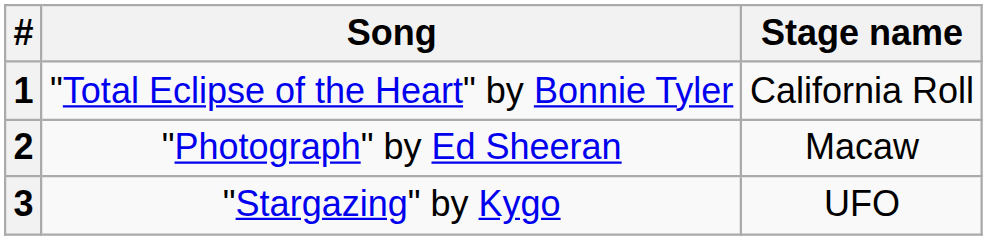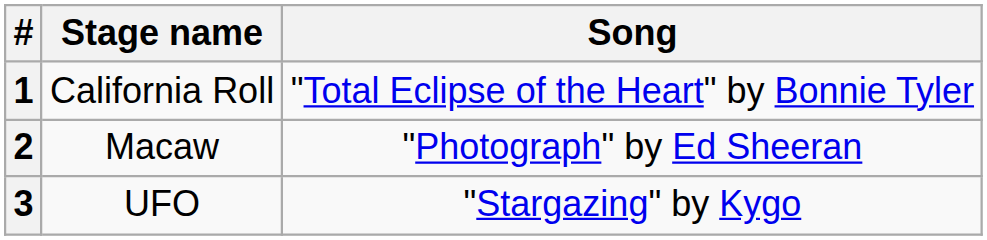columns swapped: (862, 33) <-> (392, 33)
